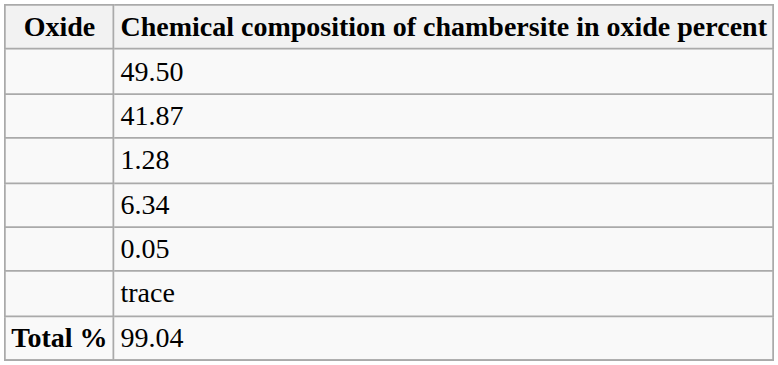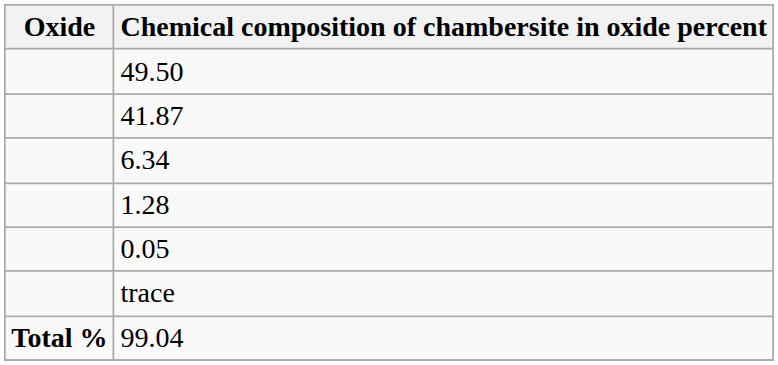rows swapped: (145, 204) <-> (145, 159)
